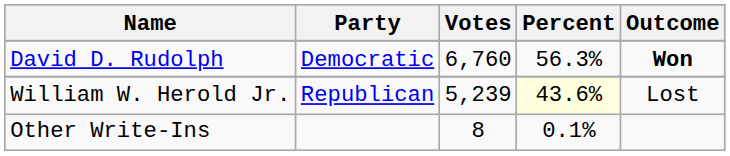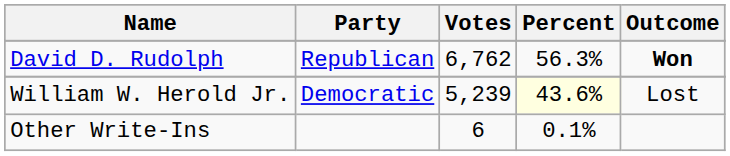(368, 59) Democratic -> (368, 59) Republican
(478, 59) 6,760 -> (478, 59) 6,762
(368, 95) Republican -> (368, 95) Democratic
(478, 132) 8 -> (478, 132) 6
